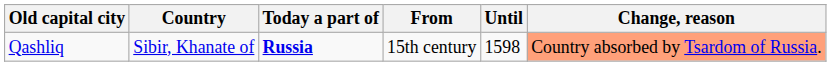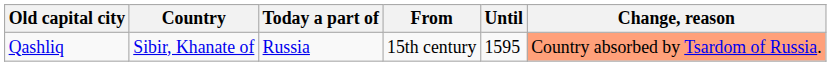(288, 46) bold -> (286, 46) normal
(502, 46) 1598 -> (502, 46) 1595
